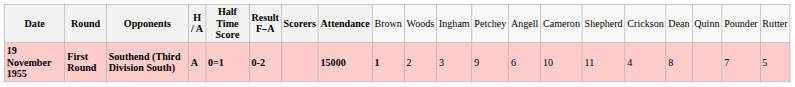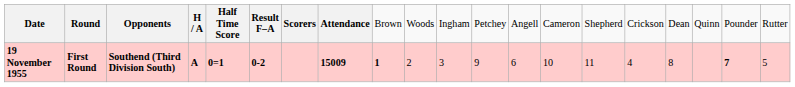(333, 62) 15000 -> (333, 62) 15009
(727, 62) normal -> (727, 62) bold
